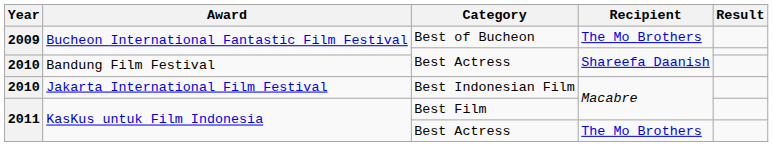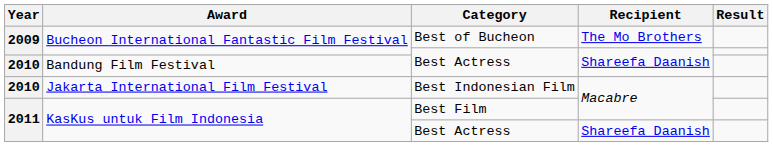(642, 131) The Mo Brothers -> (646, 131) Shareefa Daanish
